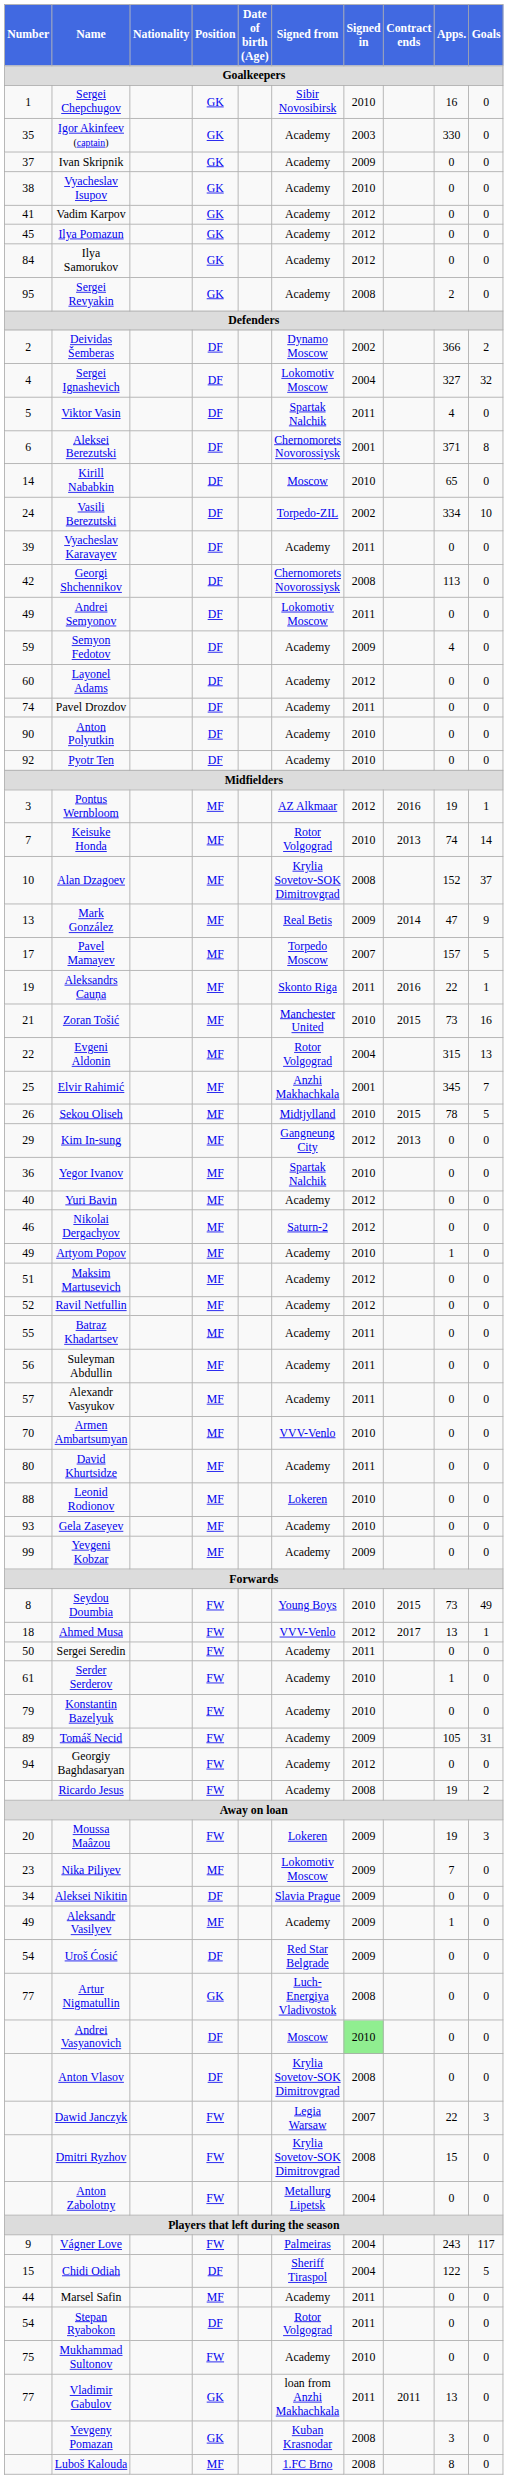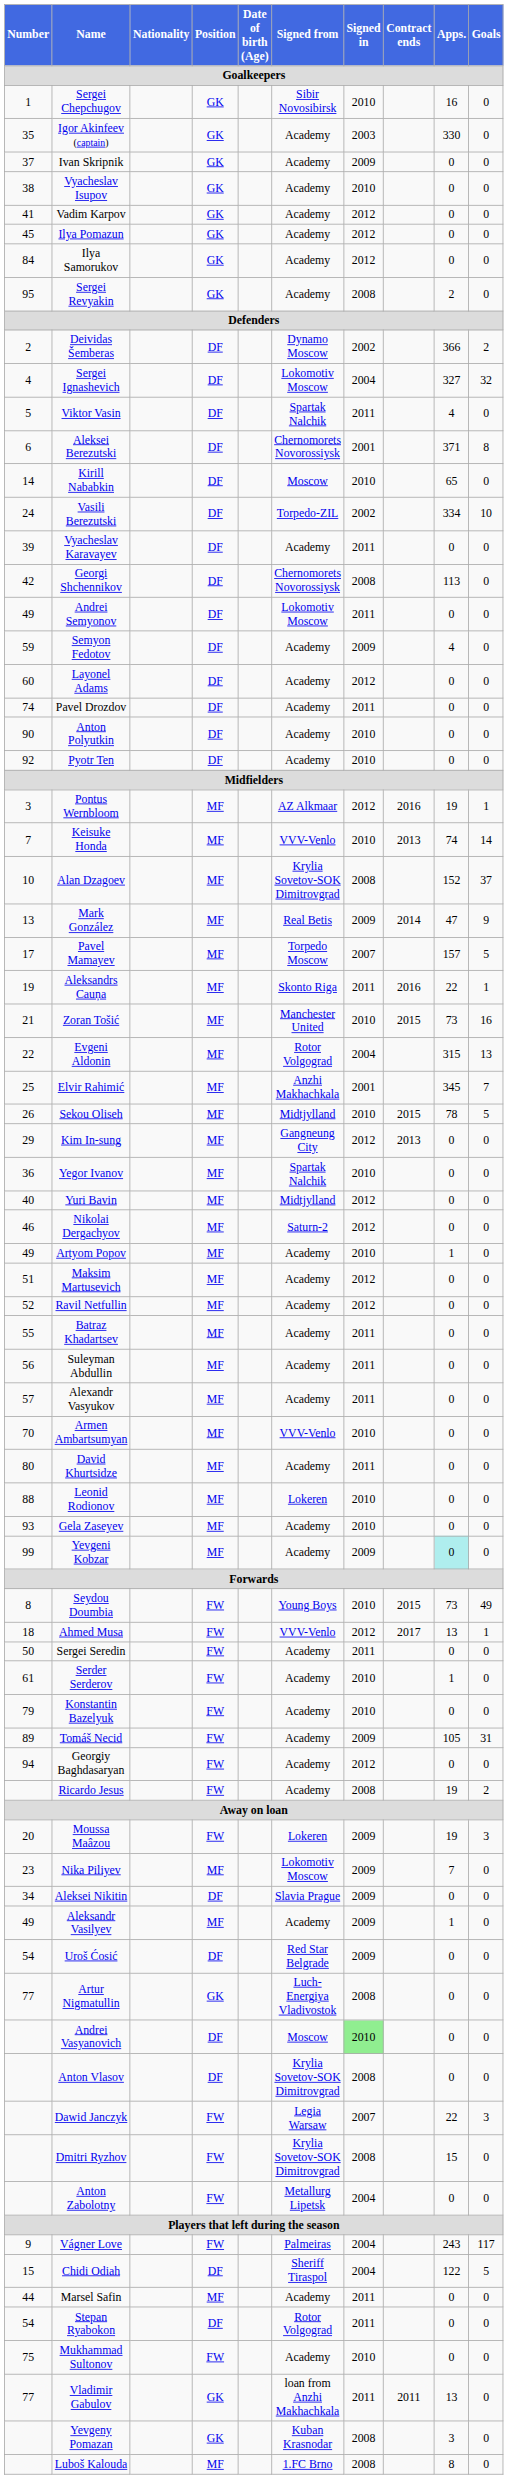(308, 840) Rotor Volgograd -> (308, 840) VVV-Venlo
(308, 1200) Academy -> (308, 1200) Midtjylland
(452, 1552) no background -> (452, 1552) paleturquoise background
